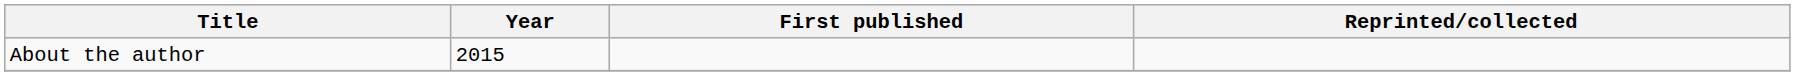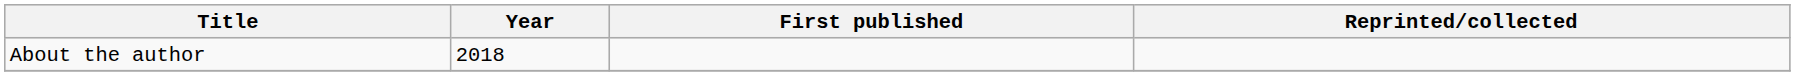(480, 55) 2015 -> (480, 55) 2018
